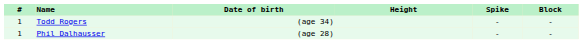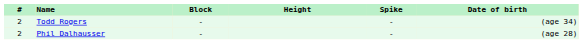columns swapped: (254, 10) <-> (550, 10)
(20, 22) 1 -> (20, 22) 2
(20, 33) 1 -> (20, 33) 2
